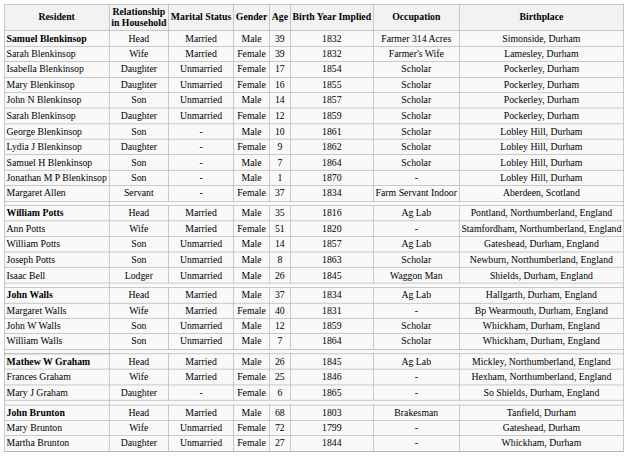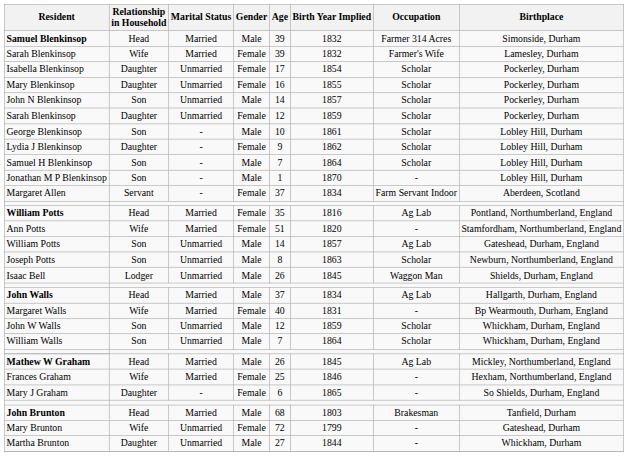(252, 213) Male -> (252, 213) Female
(252, 443) Female -> (252, 443) Male
